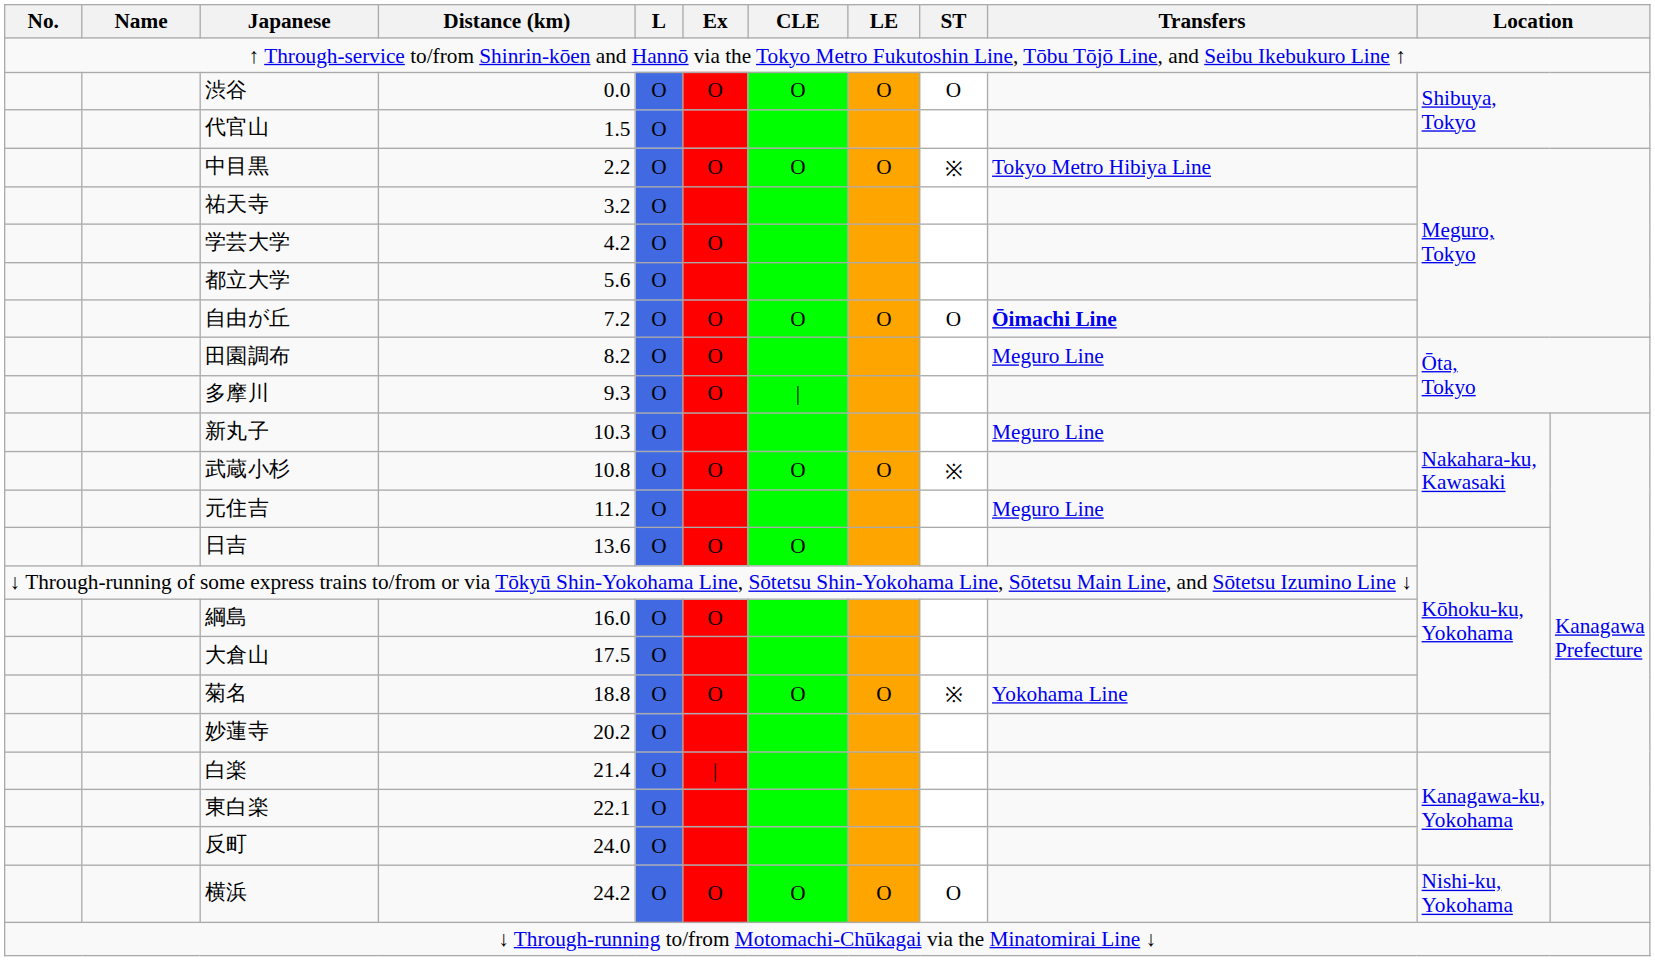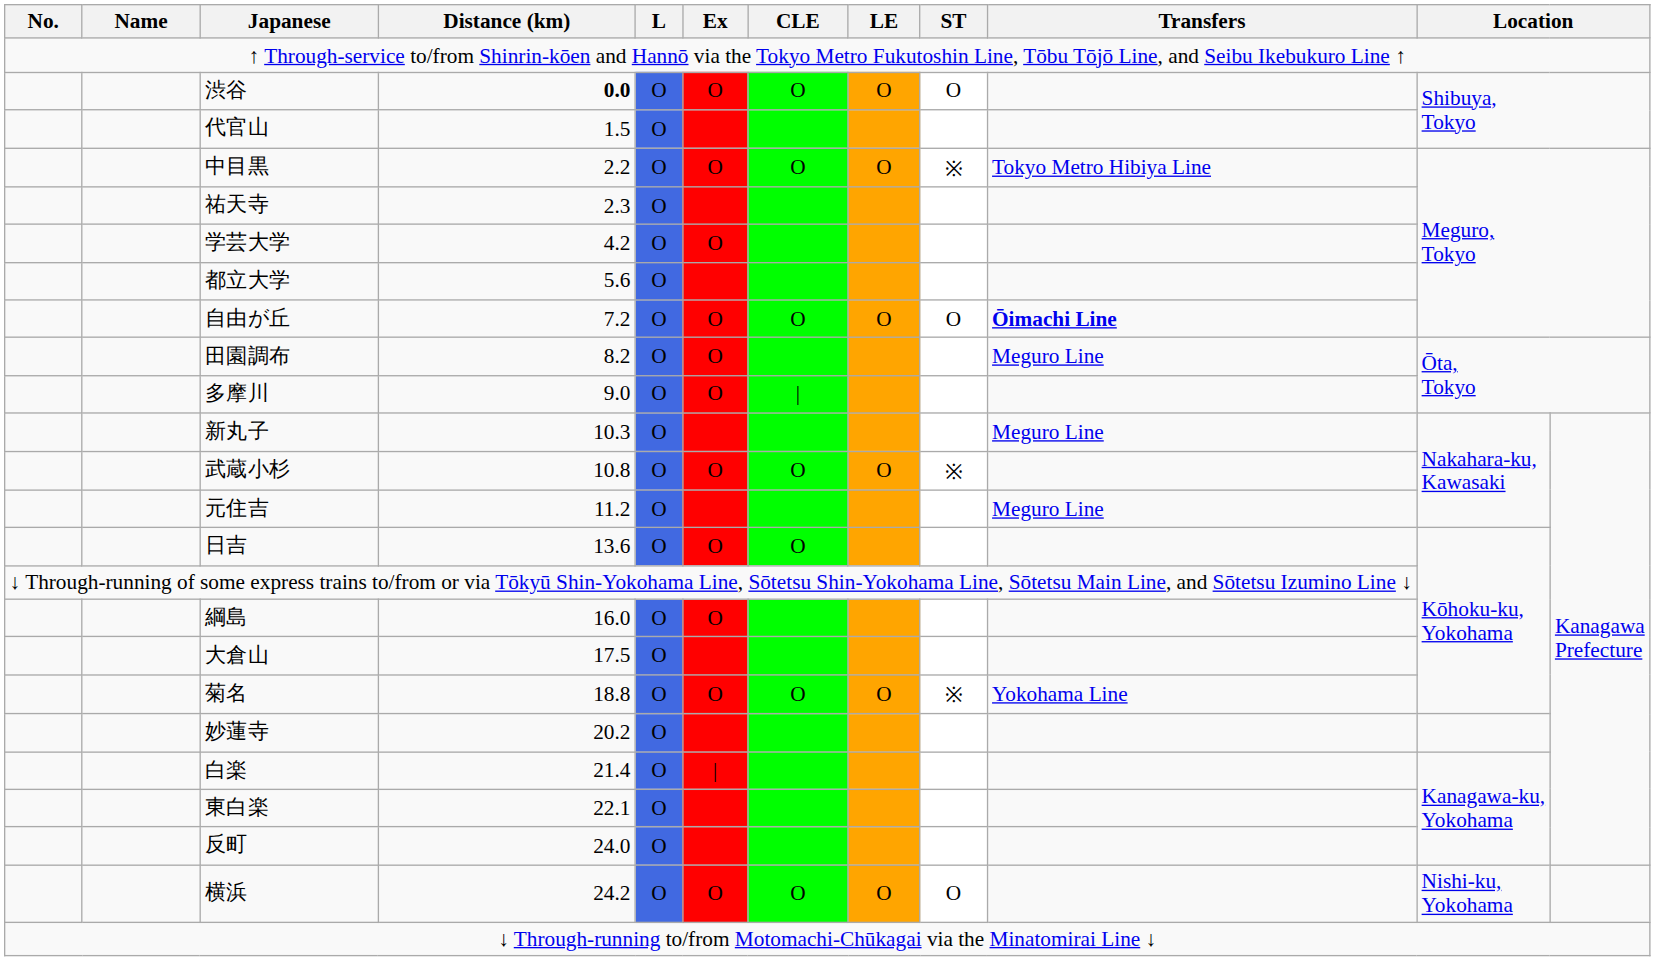(617, 90) normal -> (617, 90) bold
(617, 205) 3.2 -> (617, 205) 2.3
(617, 394) 9.3 -> (617, 394) 9.0
